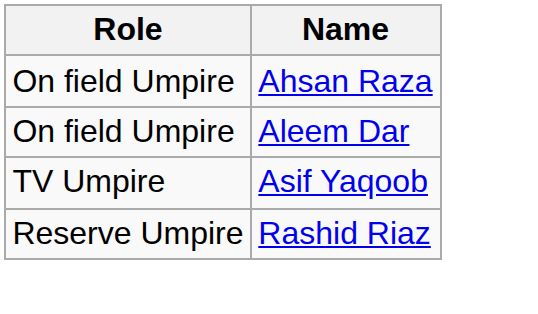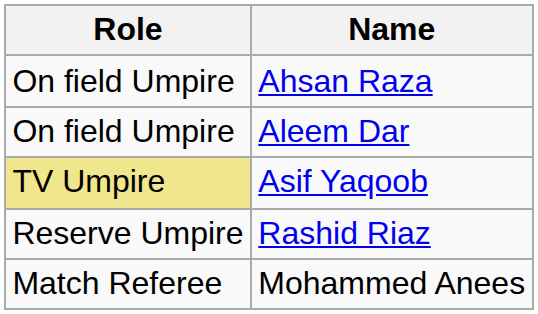(89, 182) no background -> (89, 182) khaki background
+ row: (392, 283)
